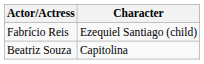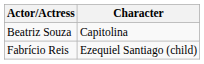rows swapped: (39, 50) <-> (38, 31)
